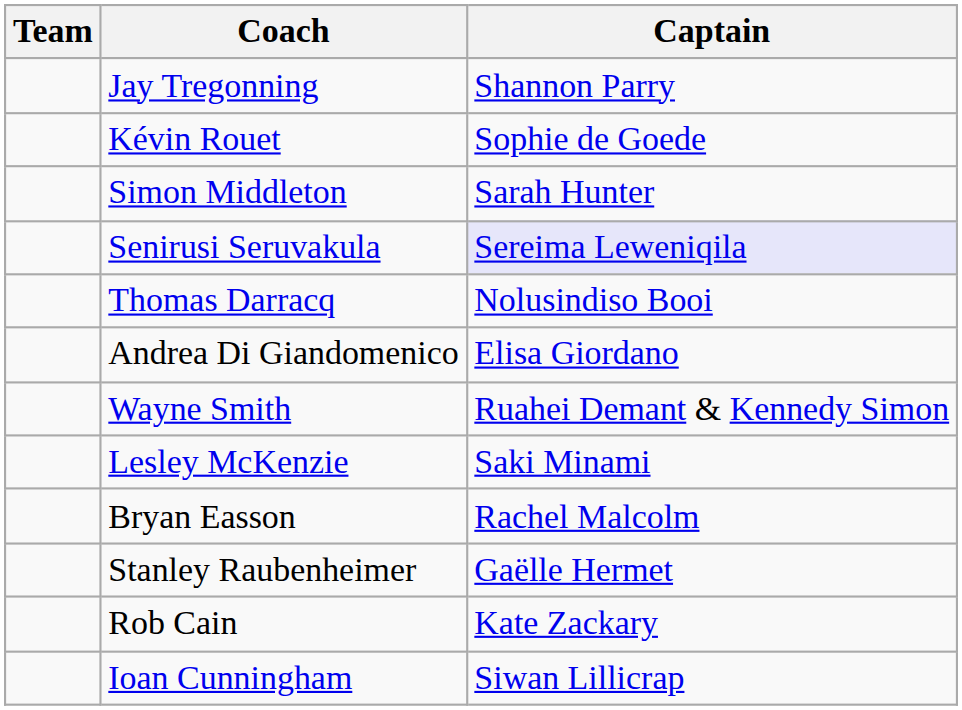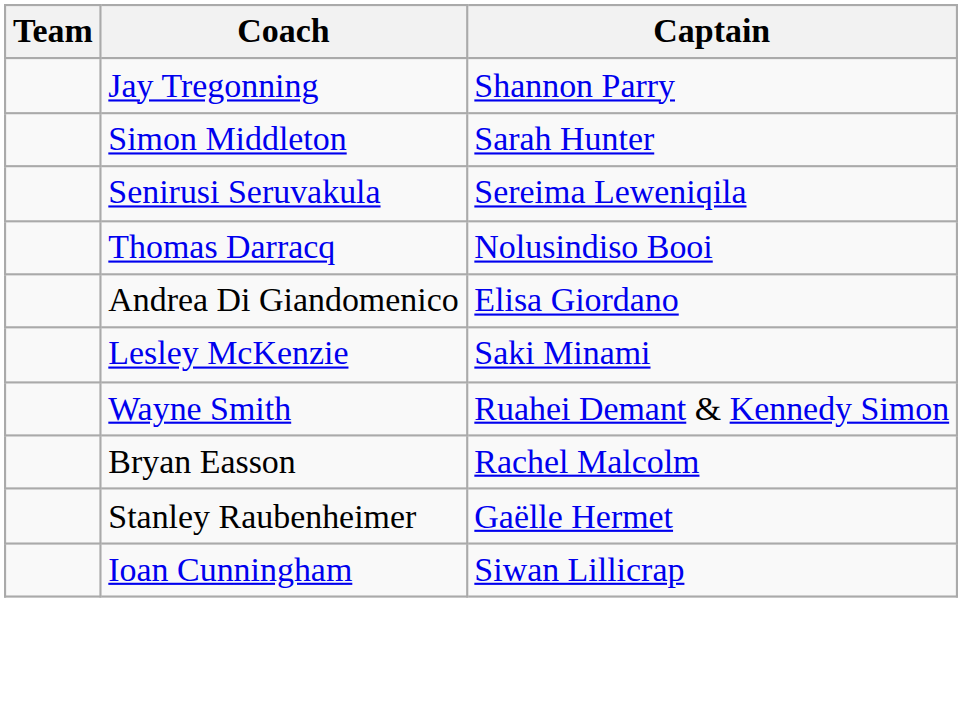- row: (195, 138)
(610, 246) lavender background -> (610, 192) no background
rows swapped: (228, 461) <-> (200, 407)
- row: (173, 623)
